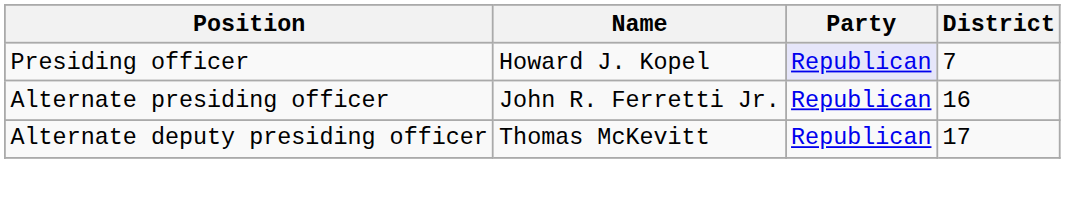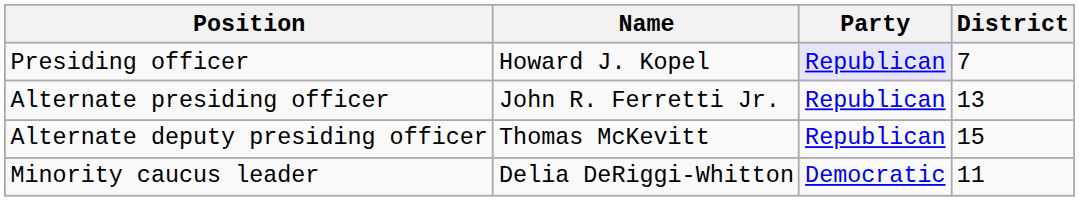(957, 100) 16 -> (971, 100) 13
(957, 138) 17 -> (971, 138) 15
+ row: (165, 177)
